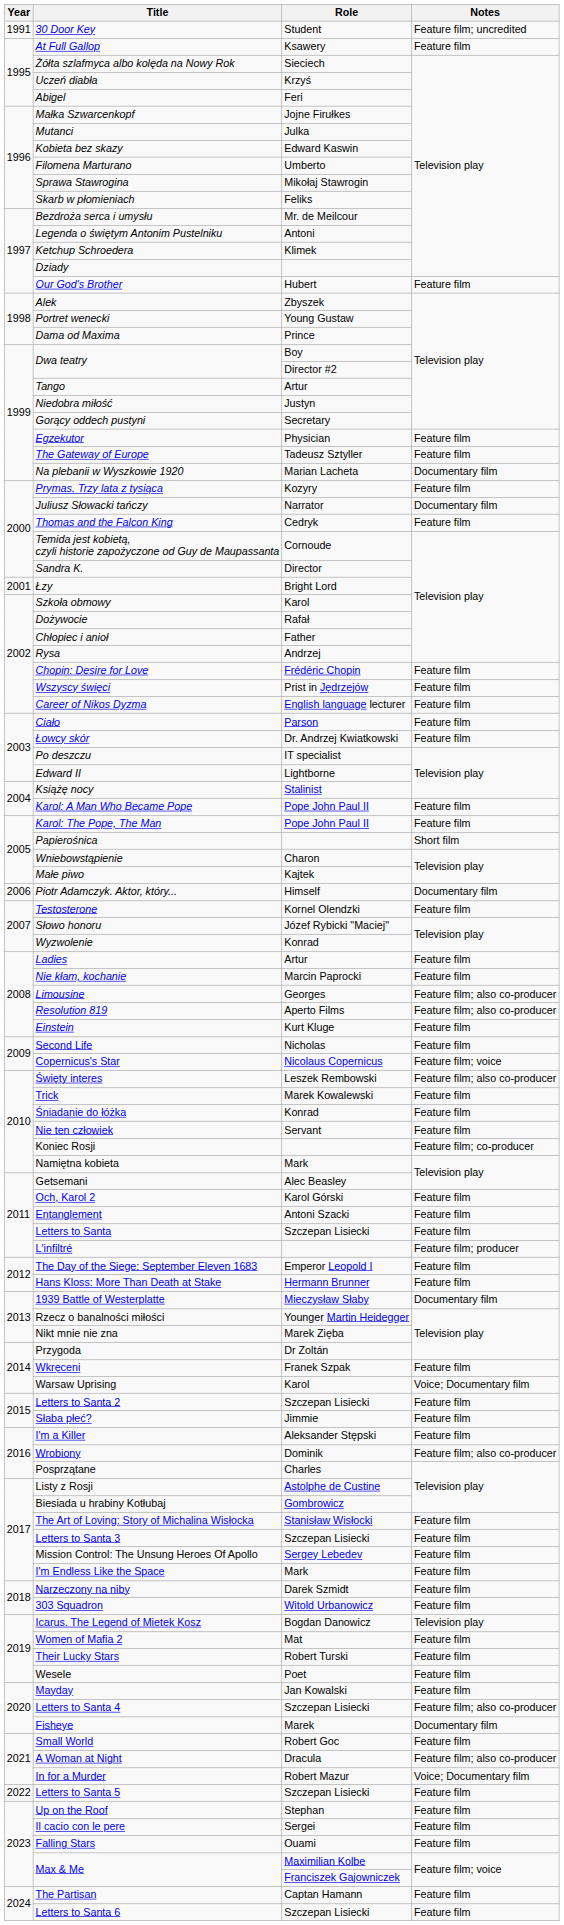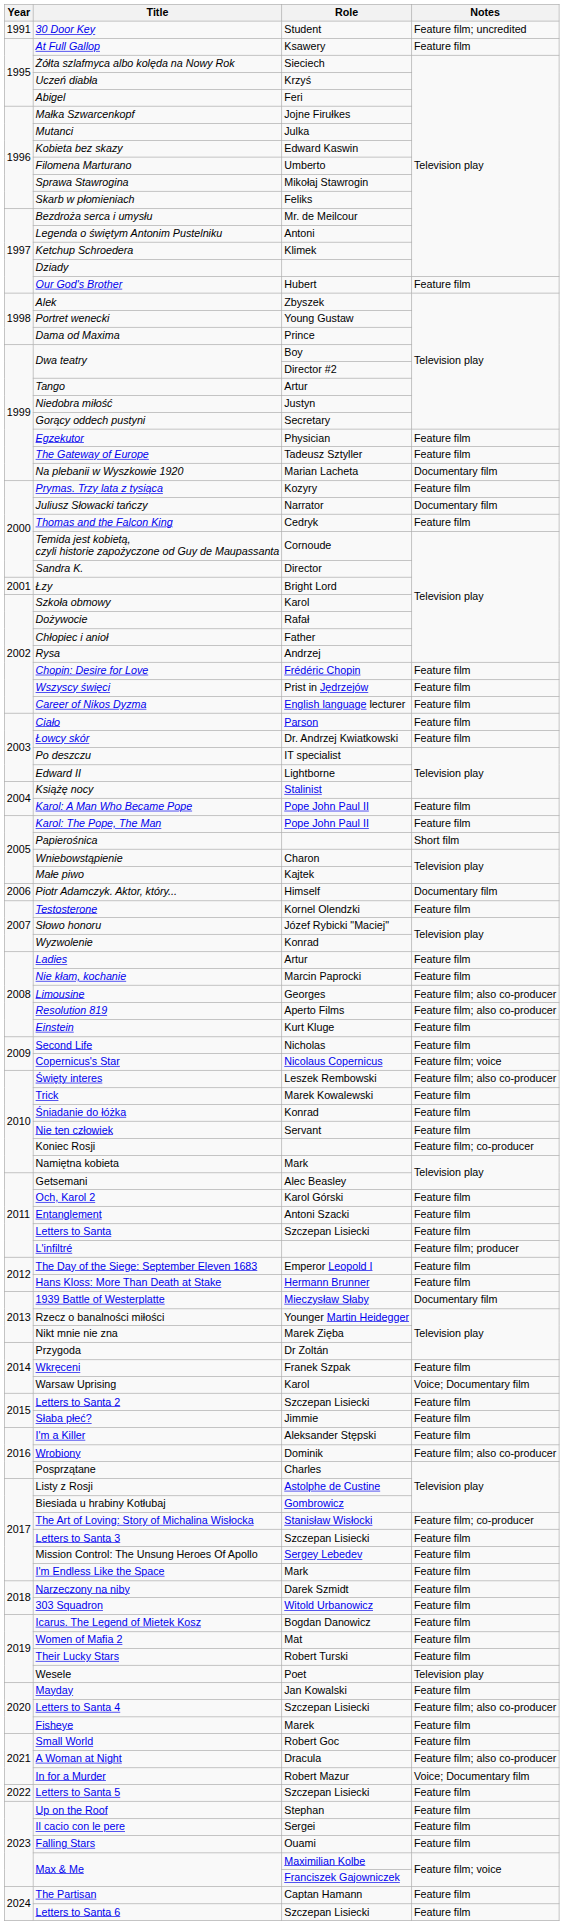(442, 1521) Feature film -> (474, 1521) Feature film; co-producer
(449, 1623) Television play -> (442, 1623) Feature film
(442, 1674) Feature film -> (449, 1674) Television play
(456, 1725) Documentary film -> (442, 1725) Feature film
